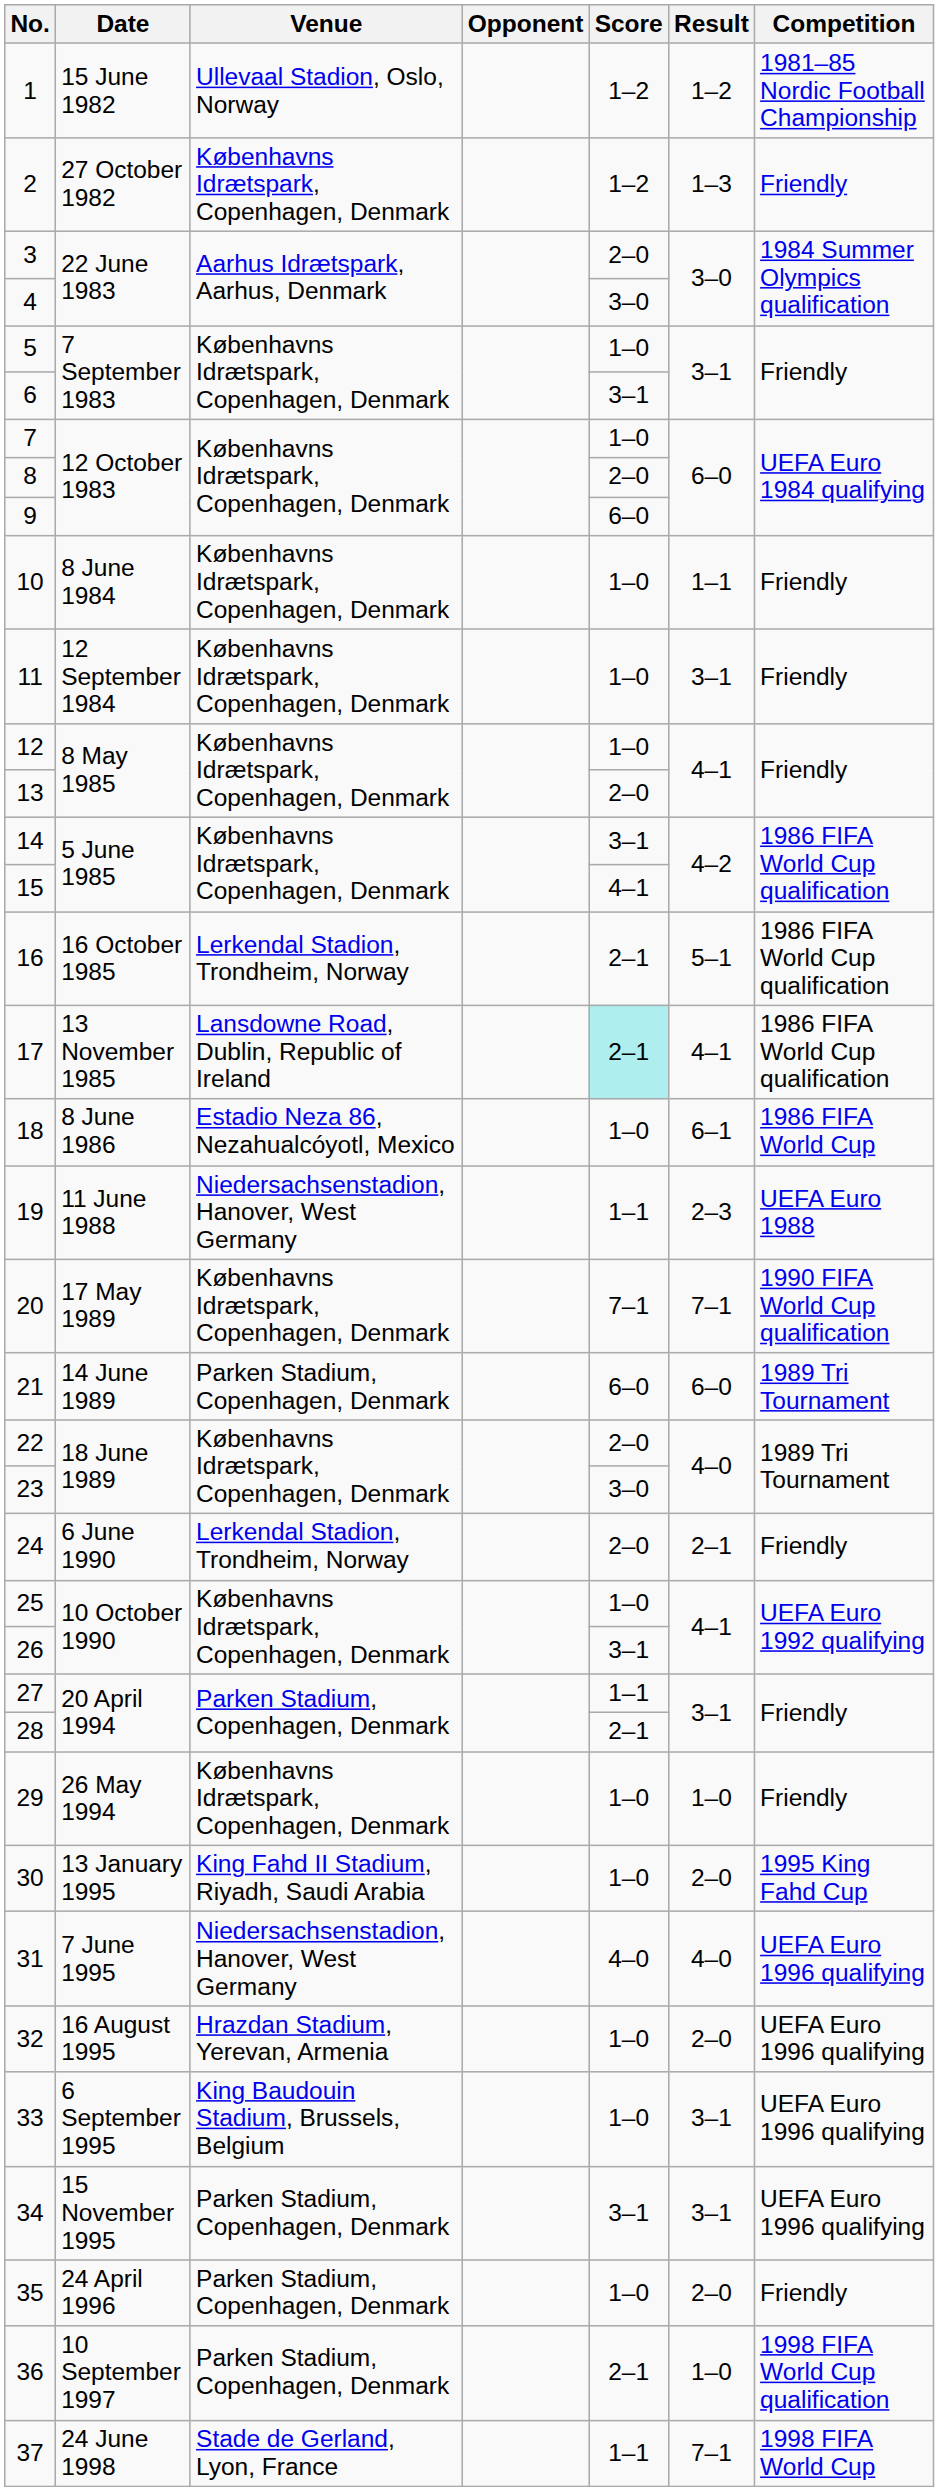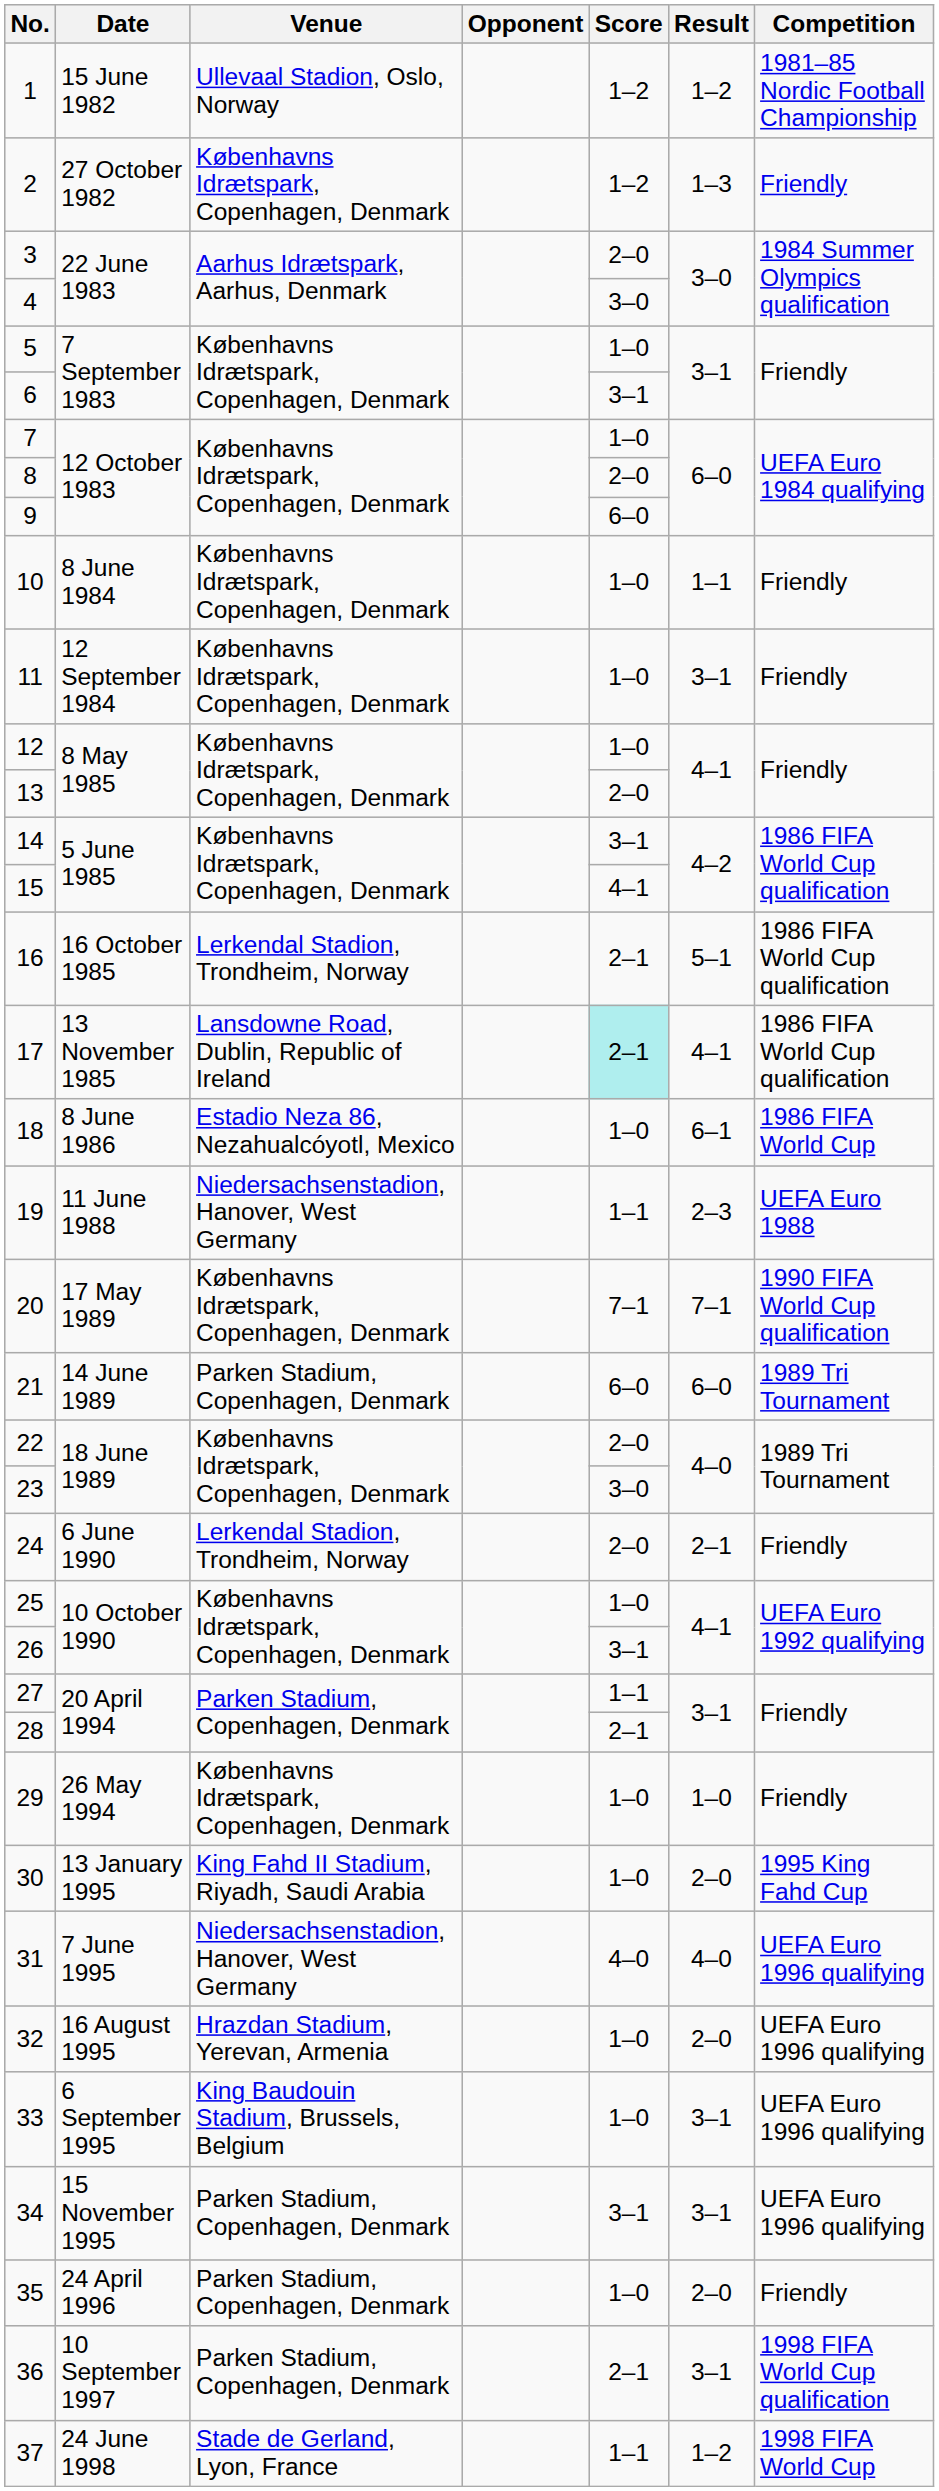(711, 2372) 1–0 -> (711, 2372) 3–1
(711, 2452) 7–1 -> (711, 2452) 1–2
